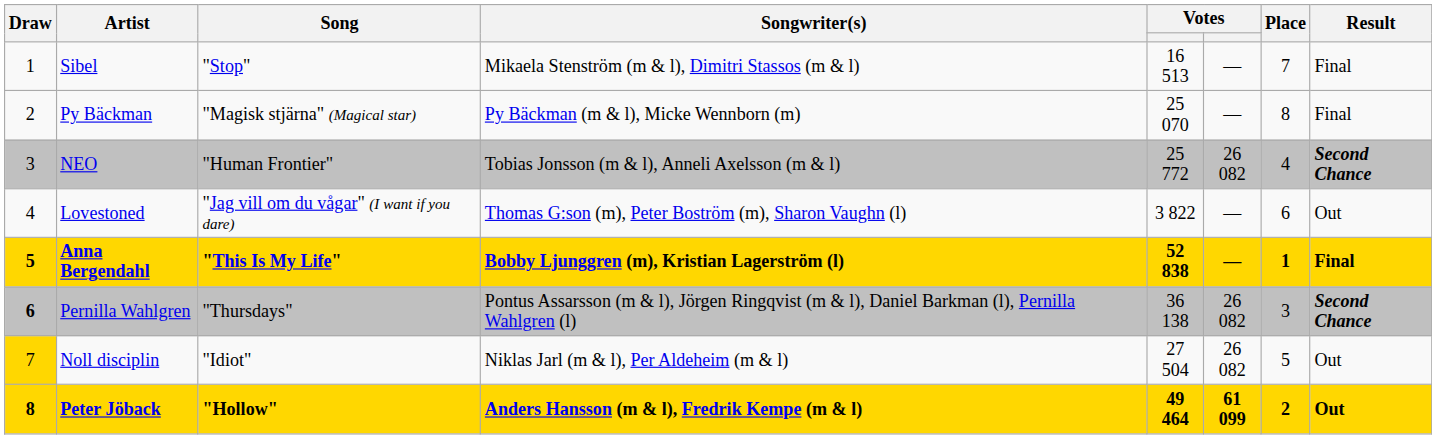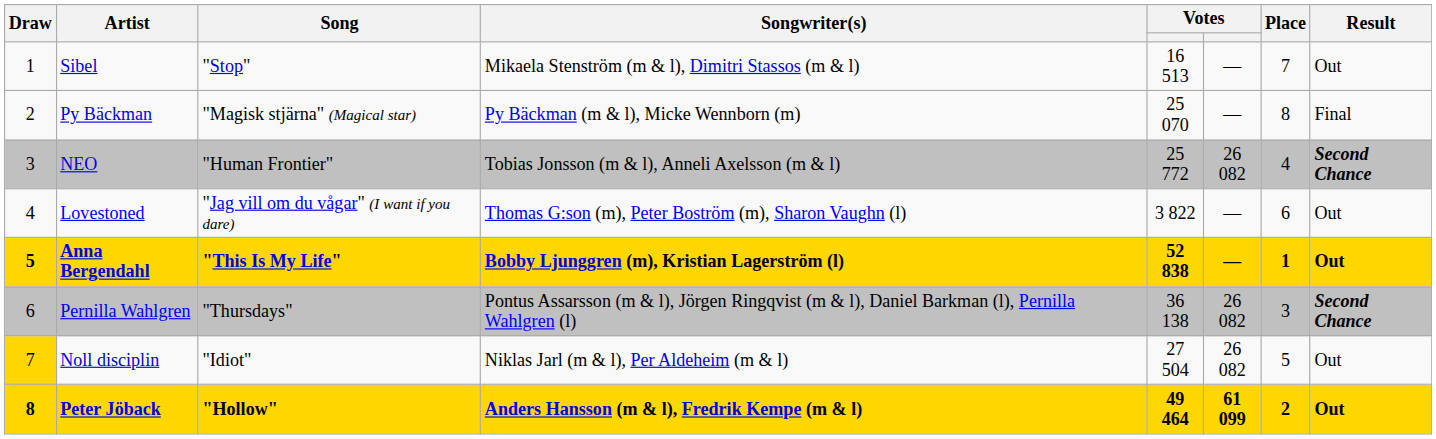(1333, 66) Final -> (1328, 66) Out
(1334, 262) Final -> (1329, 262) Out
(30, 311) bold -> (30, 311) normal
